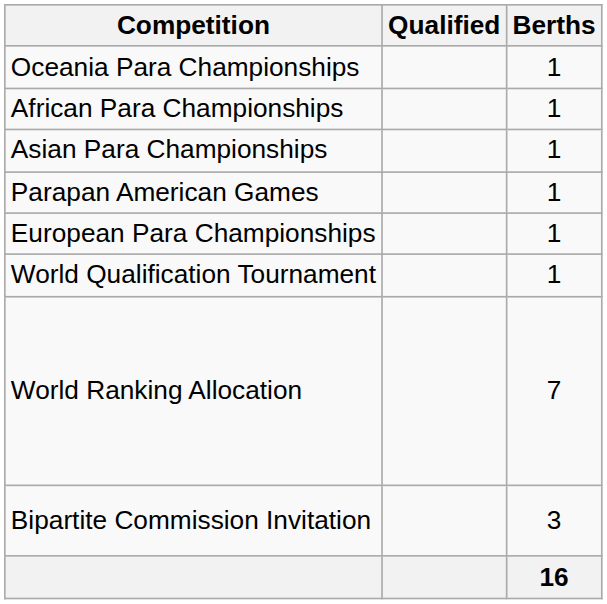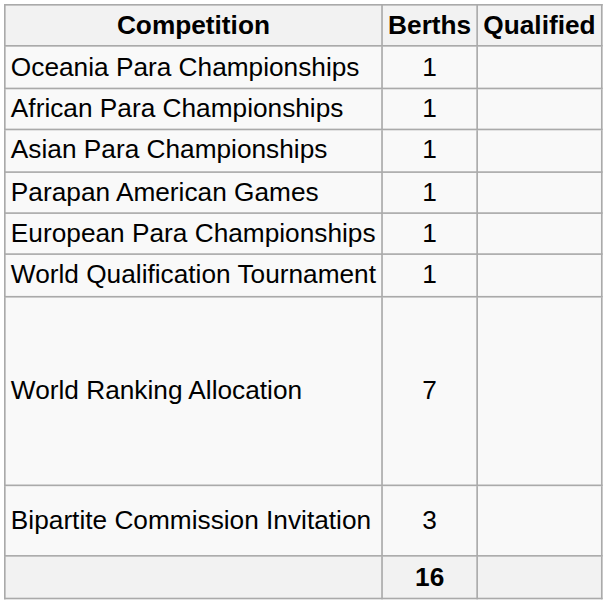columns swapped: (554, 25) <-> (444, 25)
